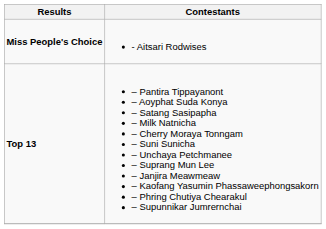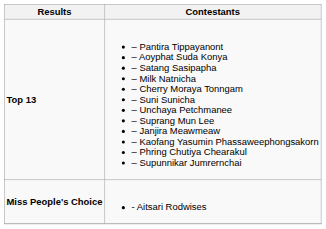rows swapped: (54, 42) <-> (21, 144)
